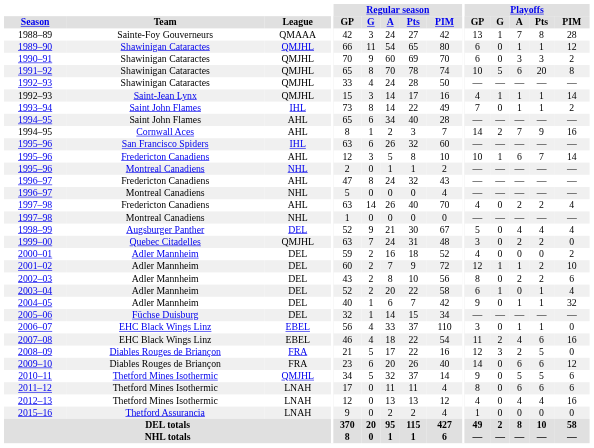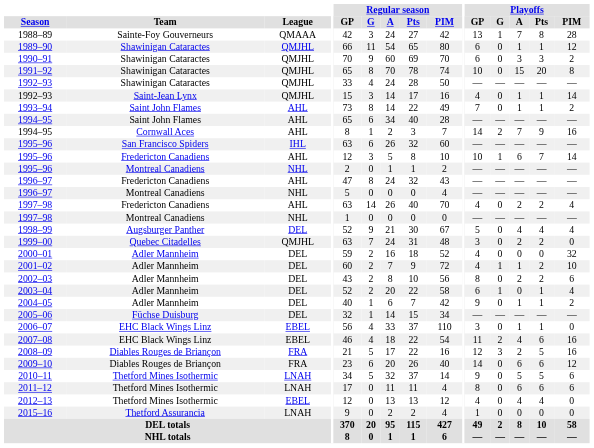(500, 71) 5 -> (500, 71) 0
(519, 71) 6 -> (519, 71) 15
(500, 95) 1 -> (500, 95) 0
(298, 107) IHL -> (298, 107) AHL
(572, 254) 2 -> (572, 254) 32
(477, 266) 12 -> (477, 266) 4
(572, 303) 32 -> (572, 303) 2
(572, 351) 0 -> (572, 351) 16
(298, 376) QMJHL -> (298, 376) LNAH
(298, 400) LNAH -> (298, 400) EBEL
(572, 400) 16 -> (572, 400) 0
